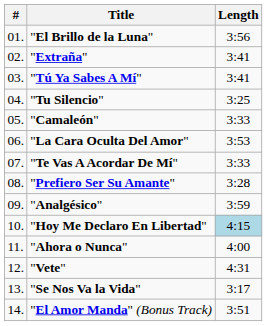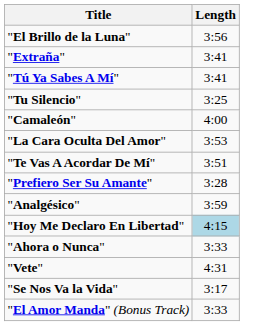- column: (16, 15)
(238, 120) 3:33 -> (216, 120) 4:00
(238, 162) 3:33 -> (216, 162) 3:51
(238, 246) 4:00 -> (216, 246) 3:33
(238, 309) 3:51 -> (216, 309) 3:33
